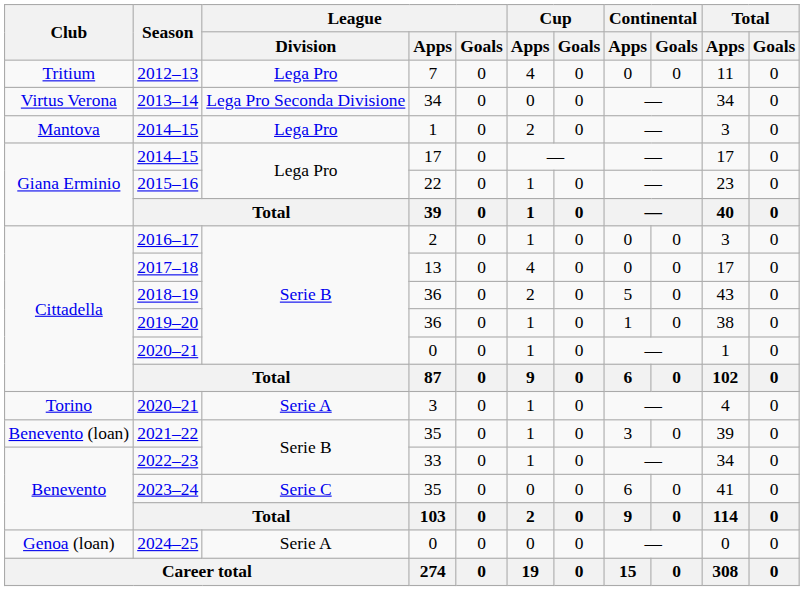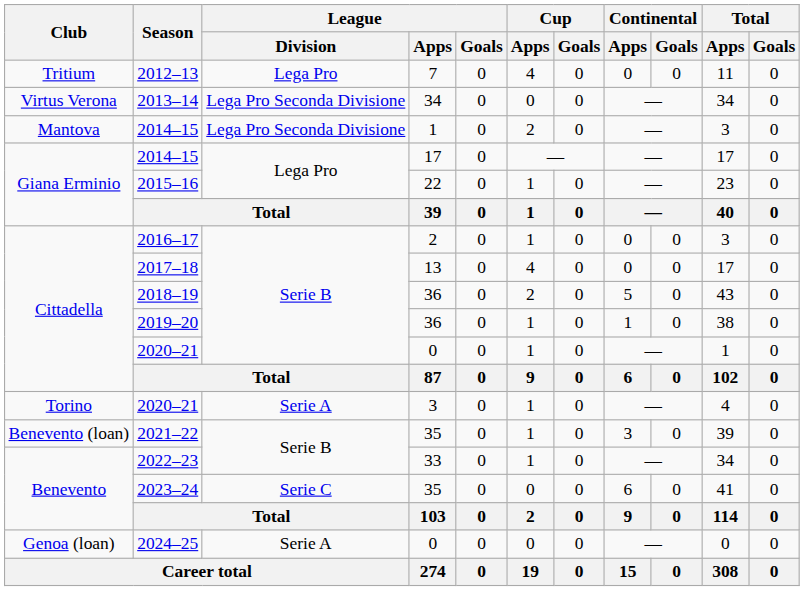(306, 128) Lega Pro -> (306, 128) Lega Pro Seconda Divisione
